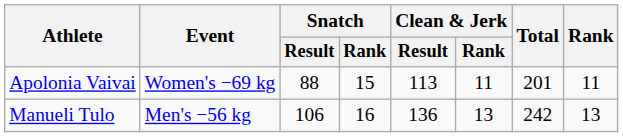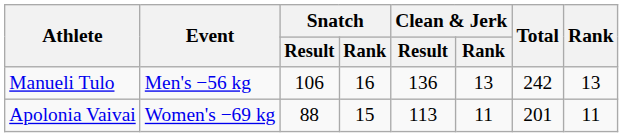rows swapped: (62, 115) <-> (72, 83)
